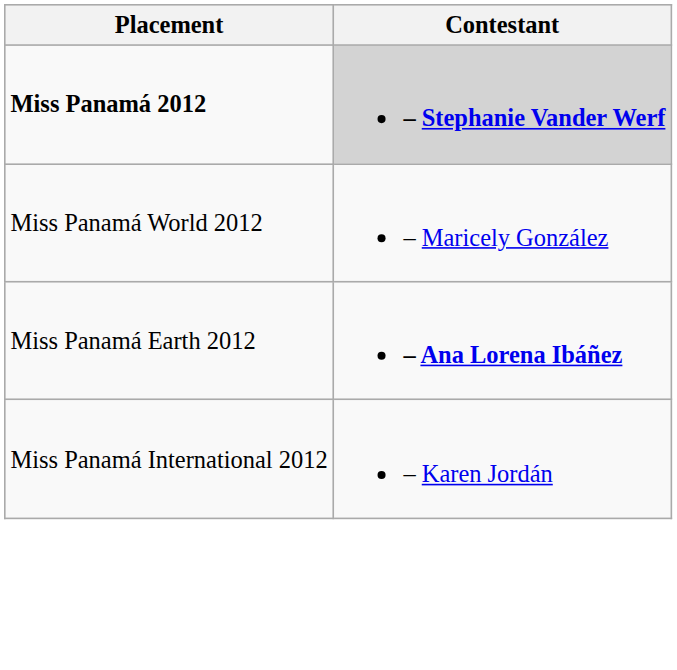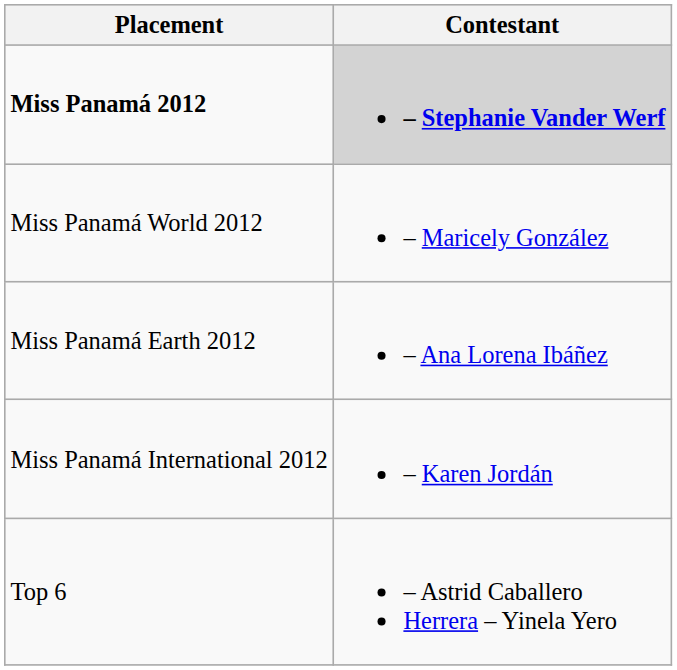(502, 355) bold -> (502, 355) normal
+ row: (39, 591)
